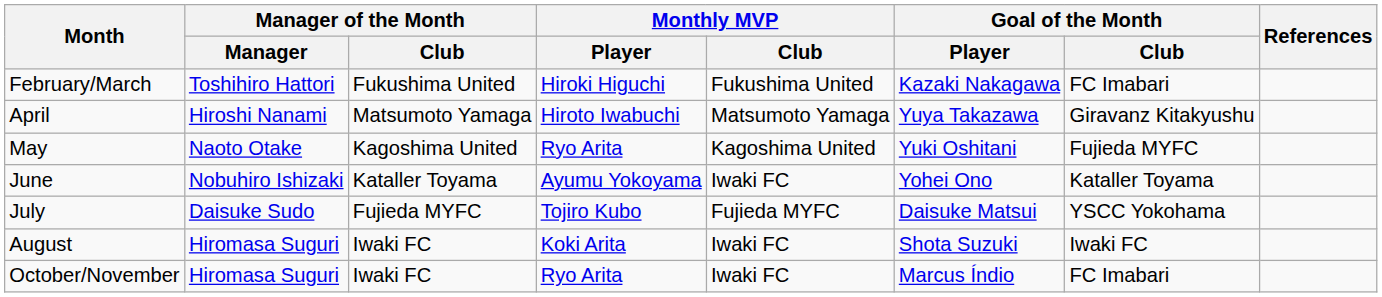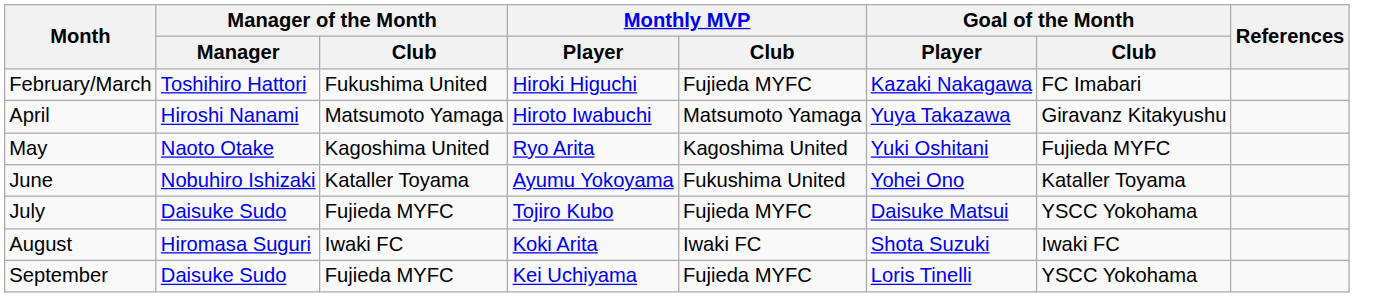(792, 84) Fukushima United -> (747, 84) Fujieda MYFC
(750, 180) Iwaki FC -> (764, 180) Fukushima United
+ row: (59, 276)
- row: (94, 276)
